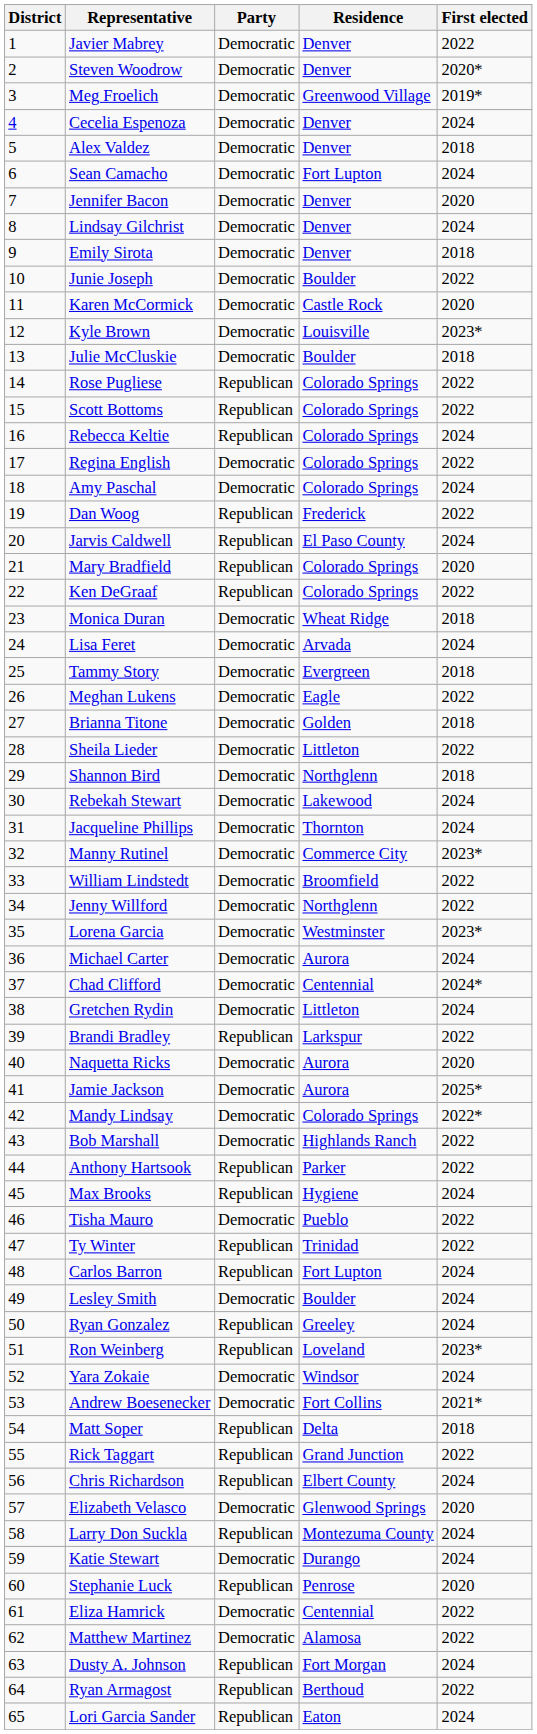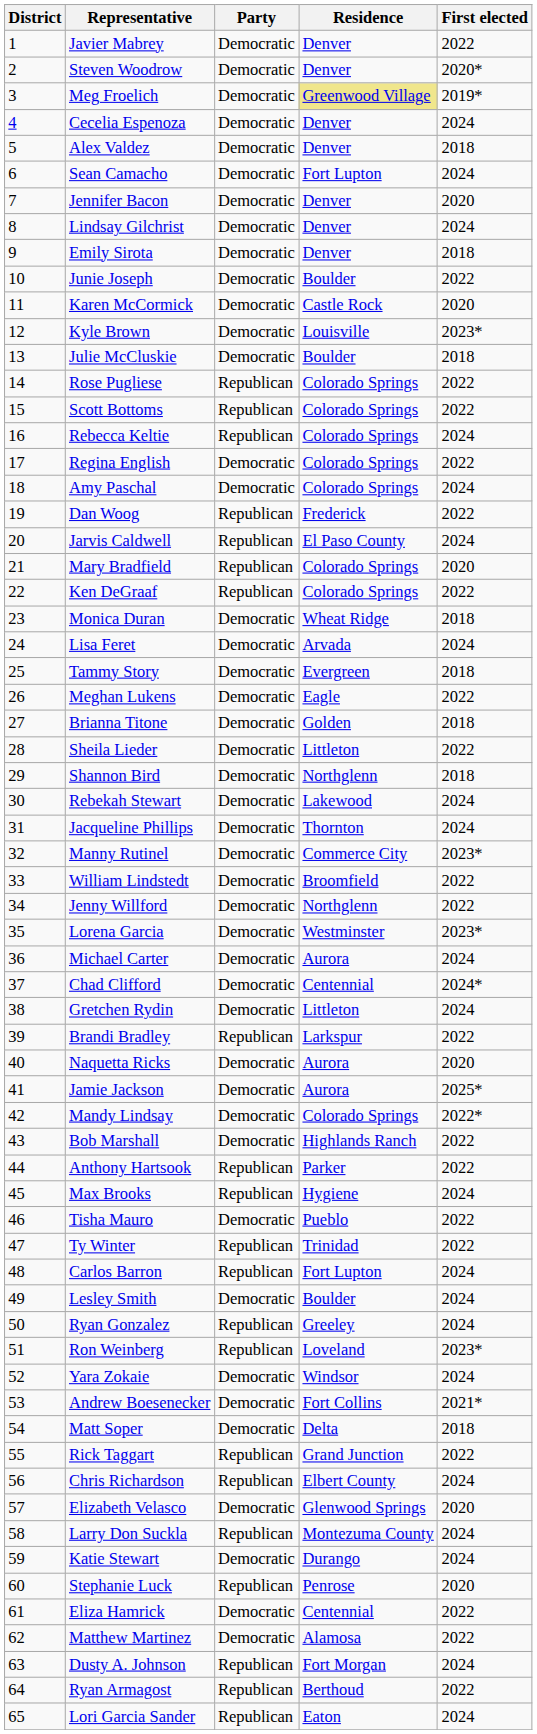(367, 95) no background -> (367, 95) khaki background
(256, 1428) Republican -> (256, 1428) Democratic
